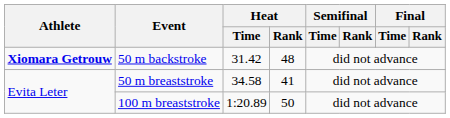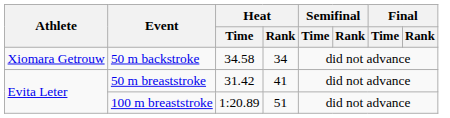(60, 58) bold -> (56, 58) normal
(246, 58) 31.42 -> (239, 58) 34.58
(288, 58) 48 -> (281, 58) 34
(246, 81) 34.58 -> (239, 81) 31.42
(288, 103) 50 -> (281, 103) 51
